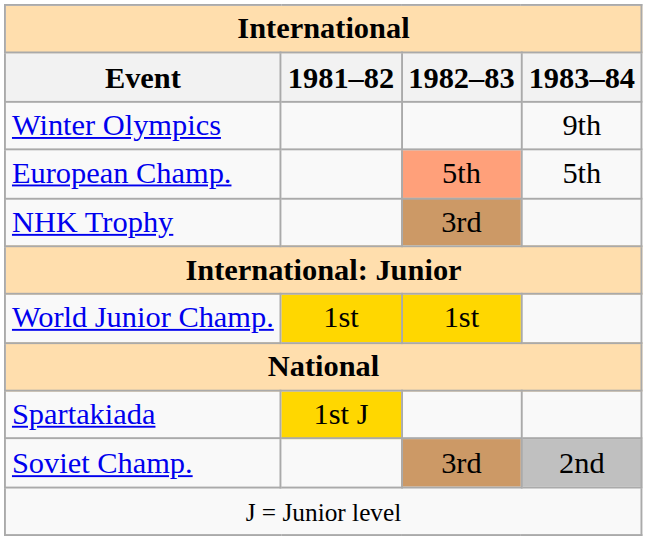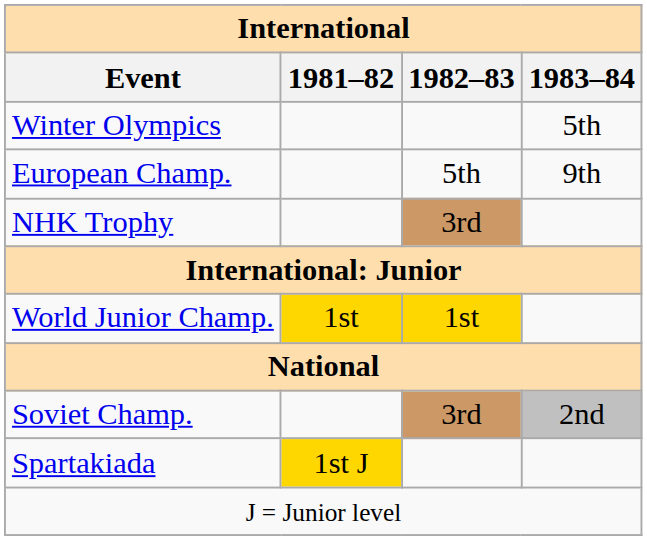(582, 125) 9th -> (582, 125) 5th
(461, 173) lightsalmon background -> (461, 173) no background
(582, 173) 5th -> (582, 173) 9th
rows swapped: (102, 462) <-> (84, 414)
